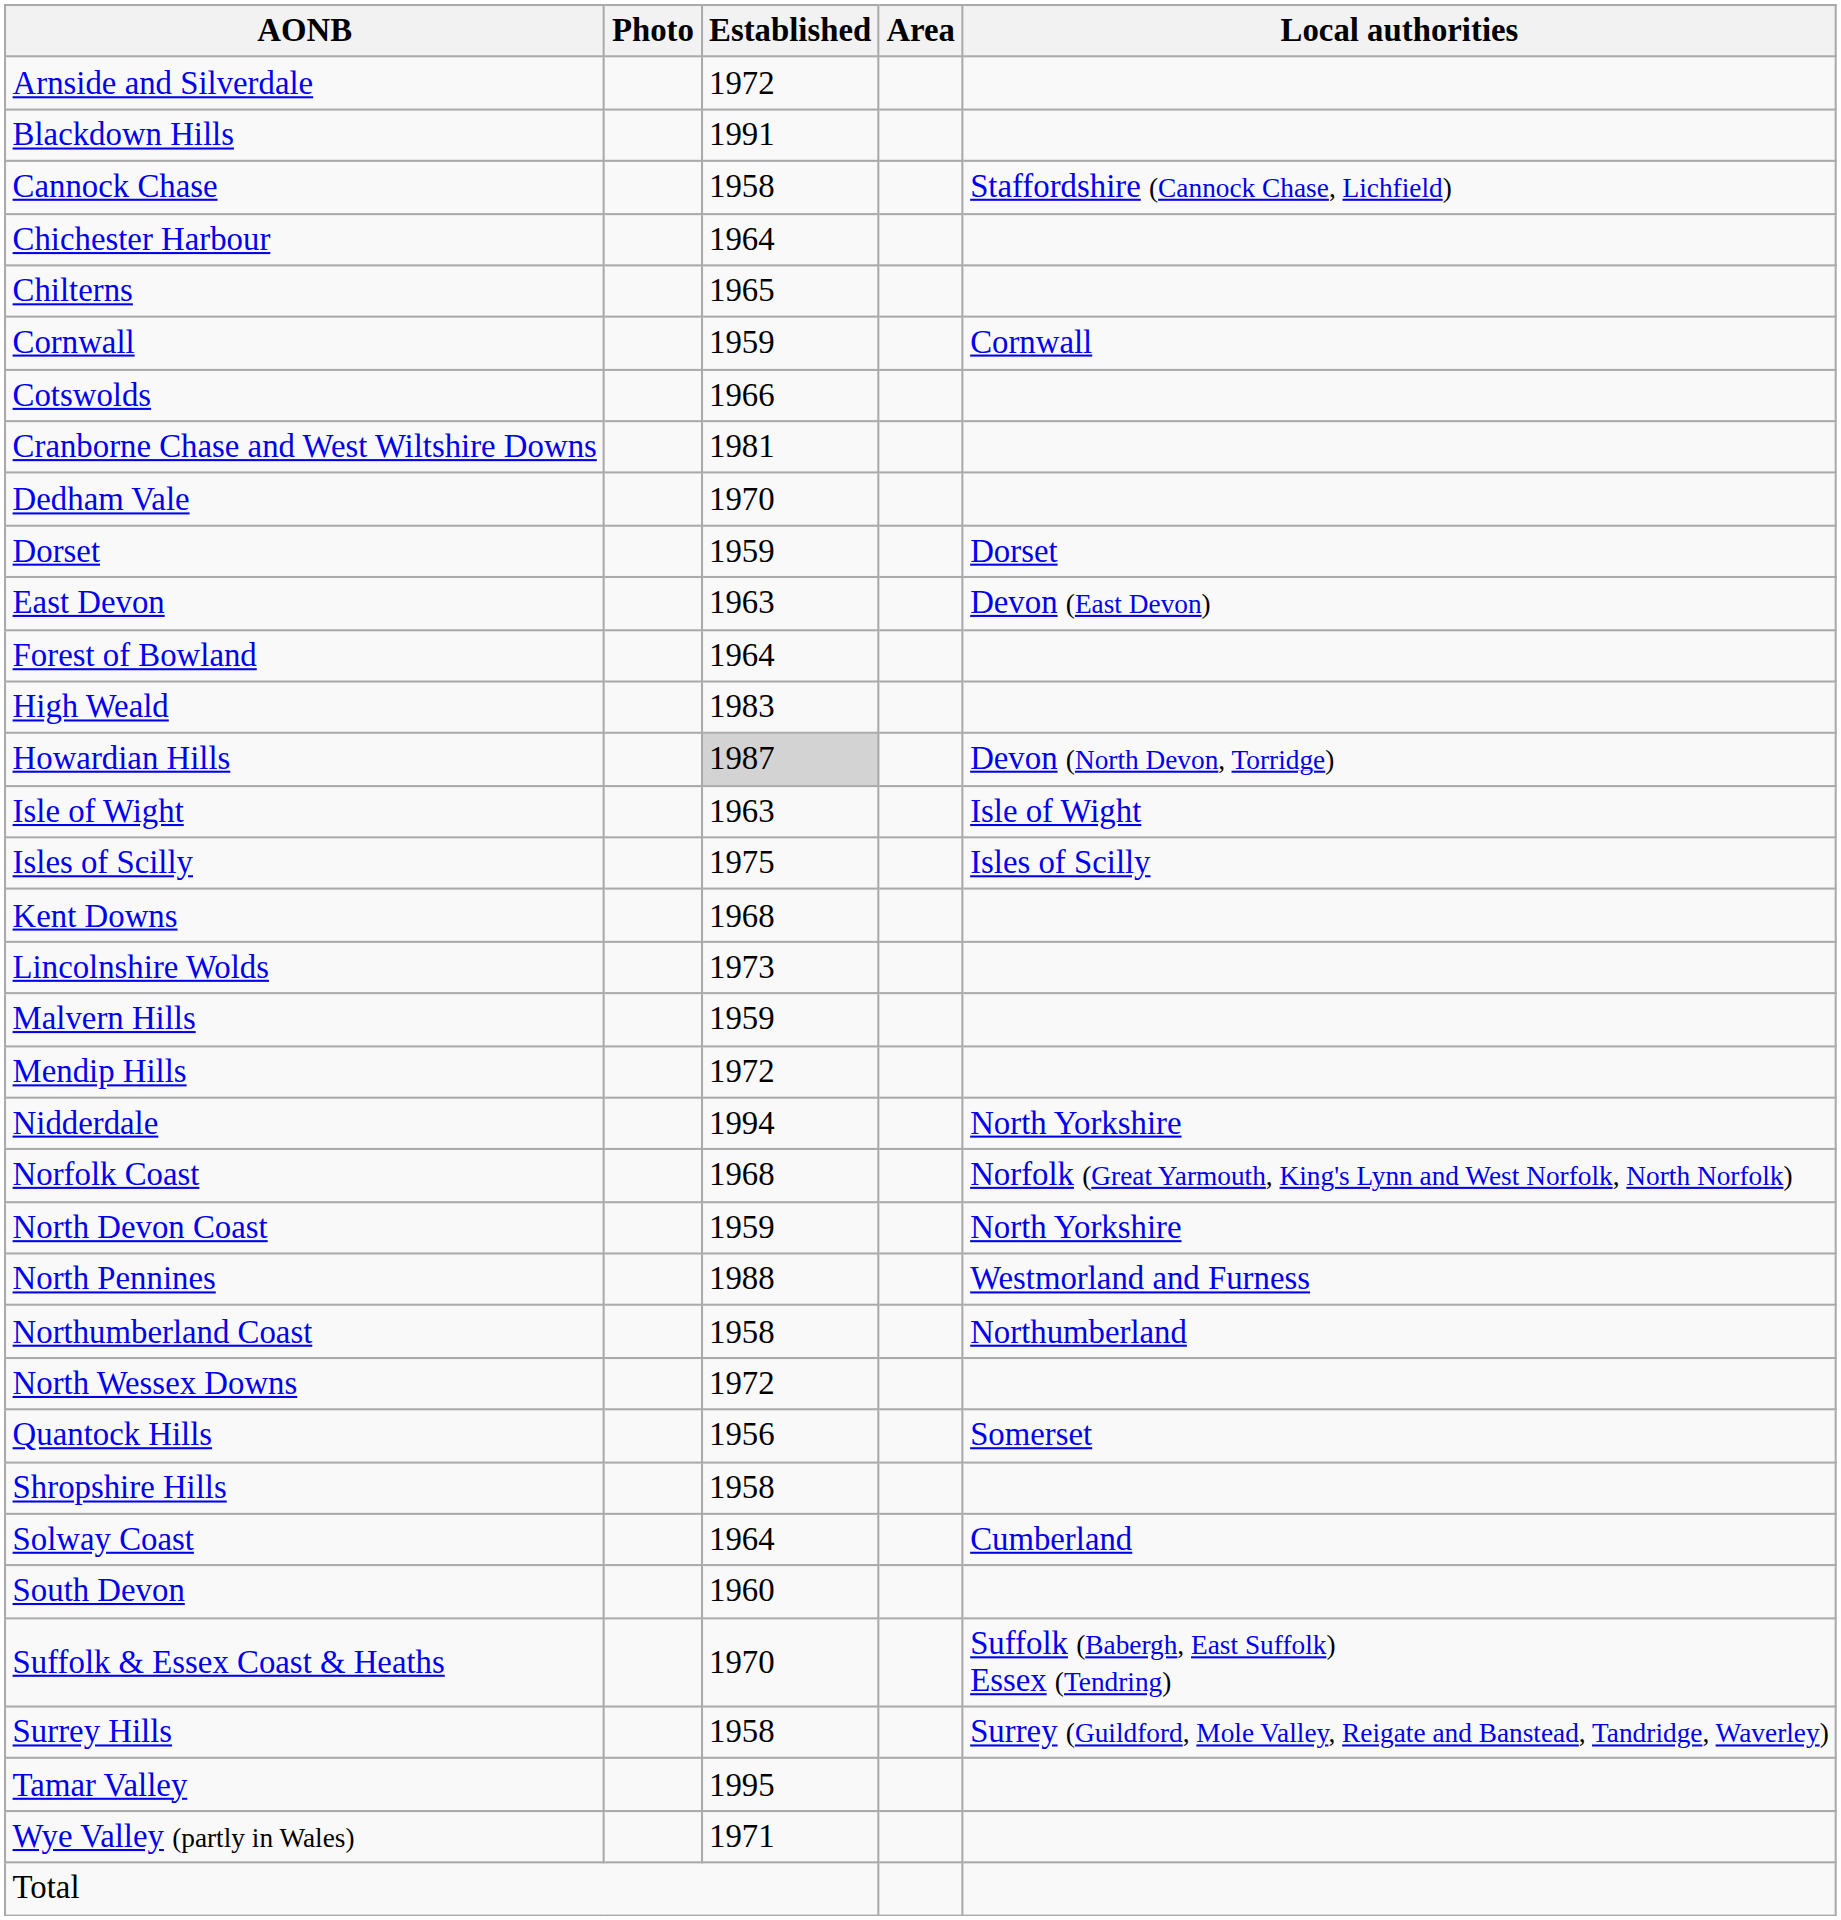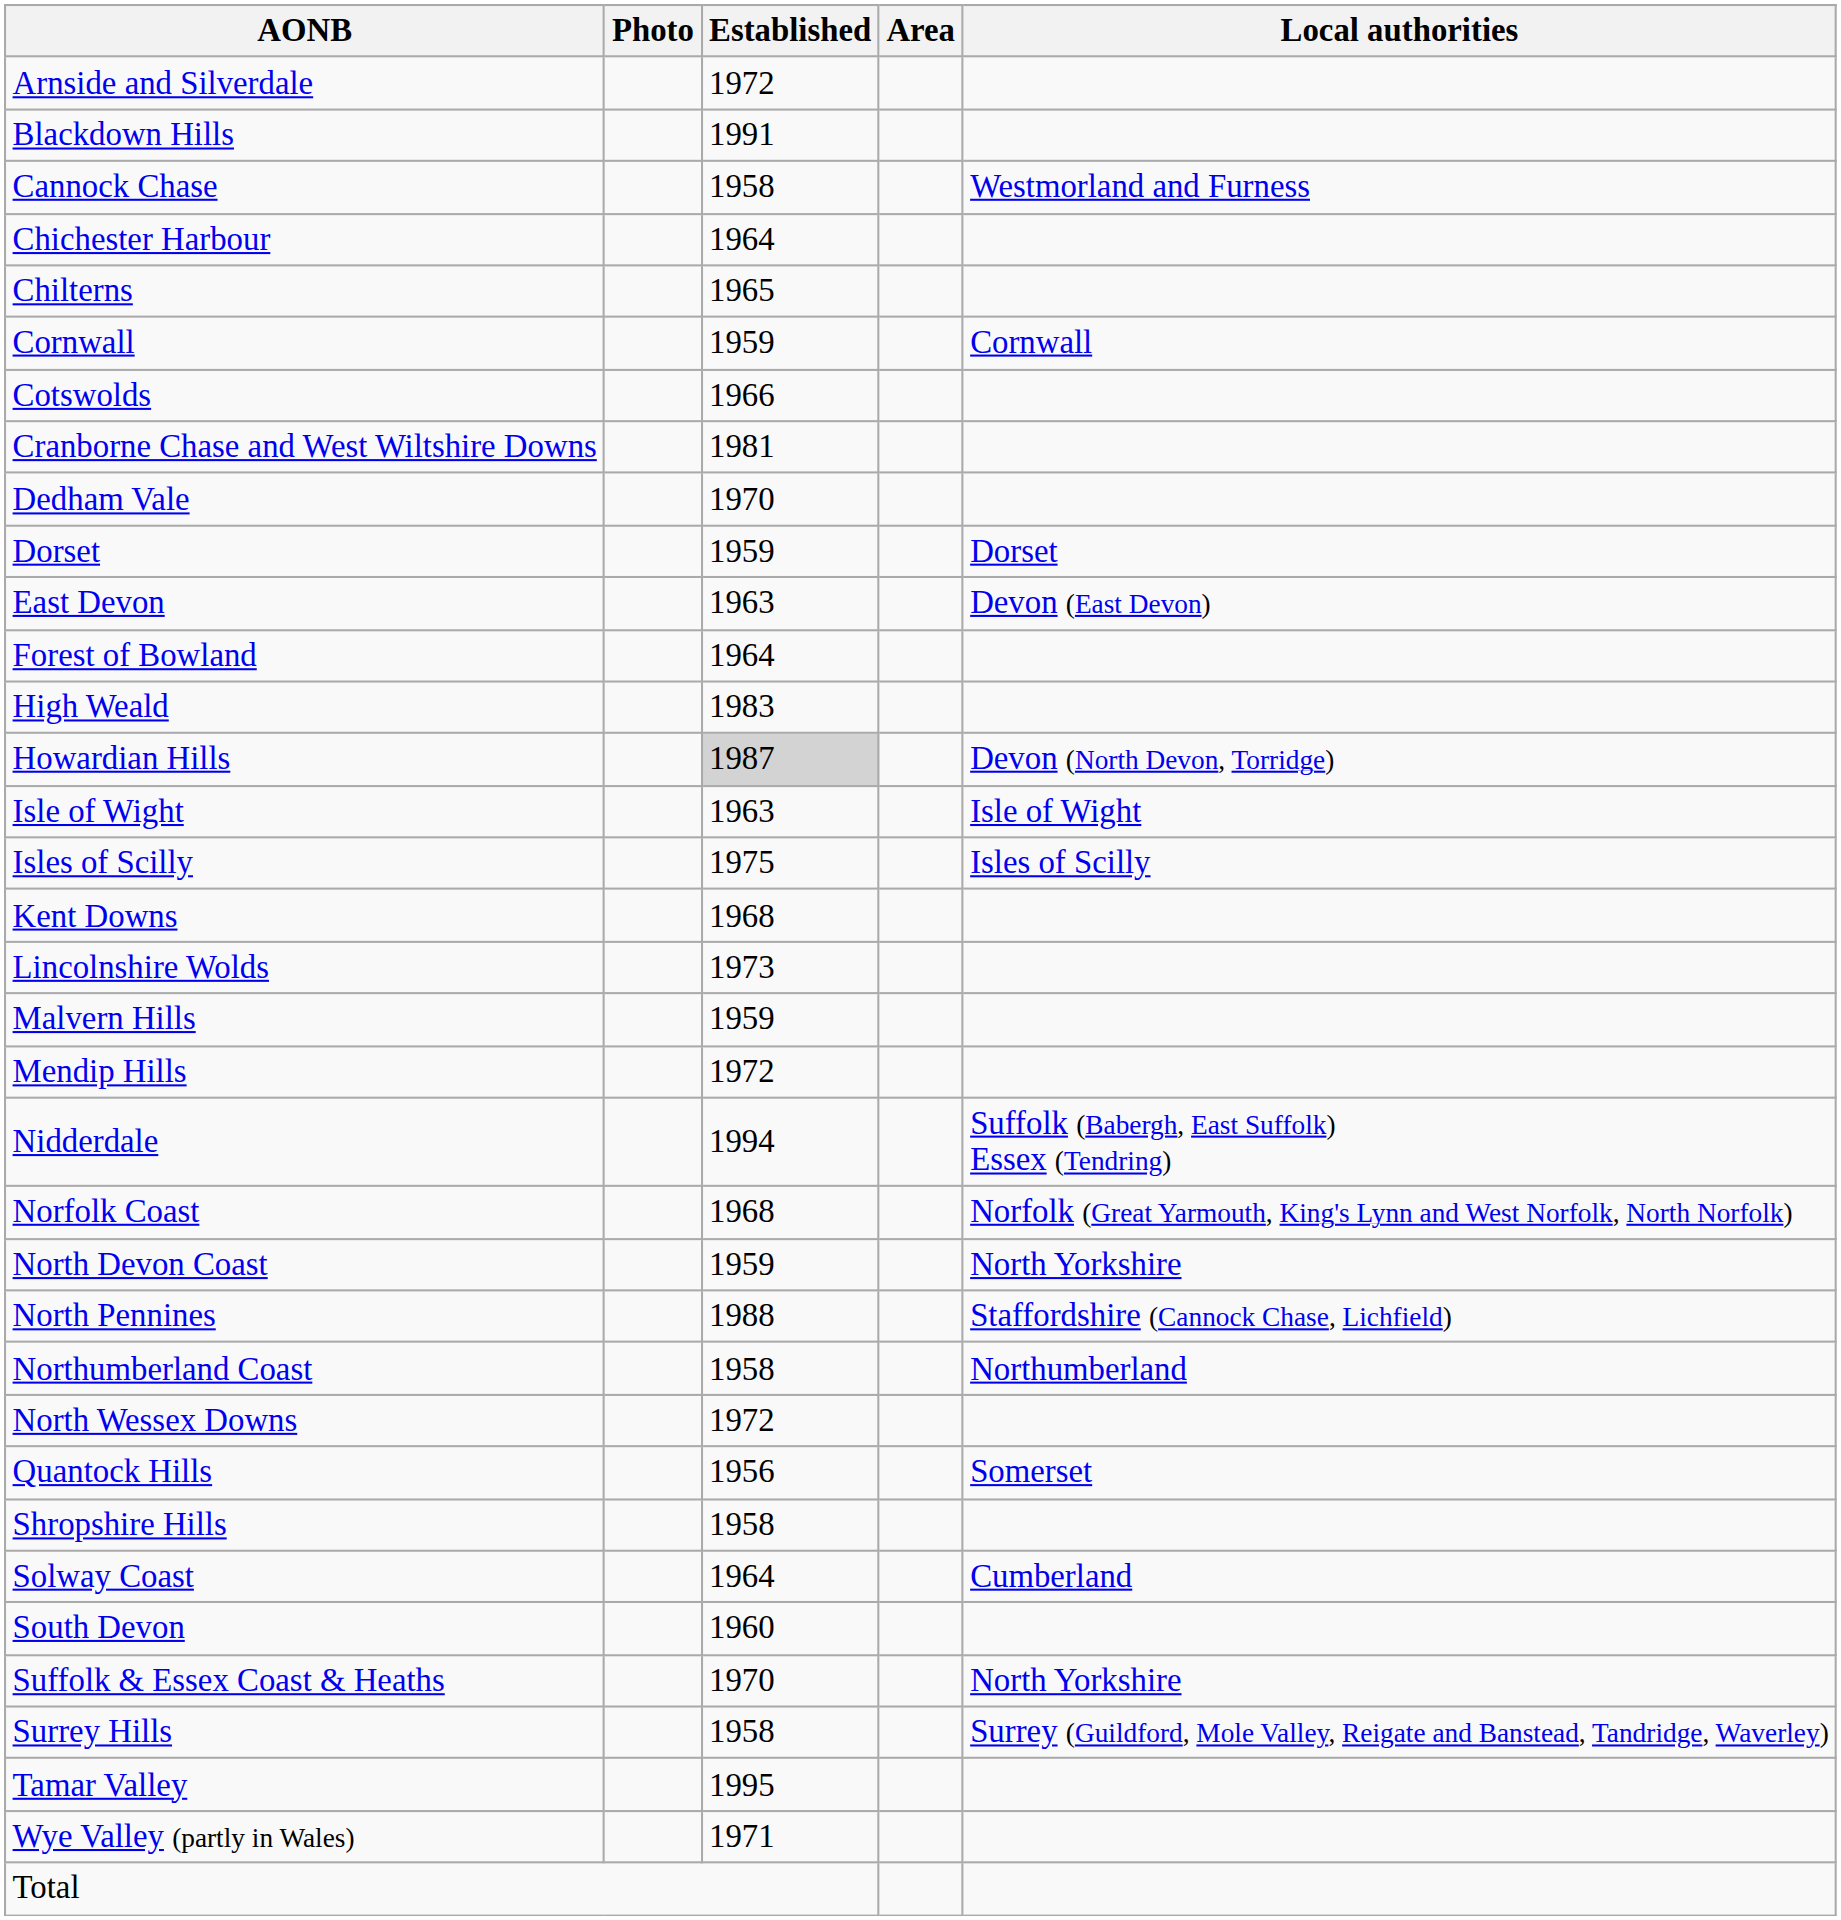(1211, 186) Staffordshire (Cannock Chase, Lichfield) -> (1140, 186) Westmorland and Furness
(1076, 1122) North Yorkshire -> (1153, 1141) Suffolk (Babergh, East Suffolk) Essex (Tendring)
(1140, 1278) Westmorland and Furness -> (1211, 1315) Staffordshire (Cannock Chase, Lichfield)
(1153, 1661) Suffolk (Babergh, East Suffolk) Essex (Tendring) -> (1076, 1679) North Yorkshire
